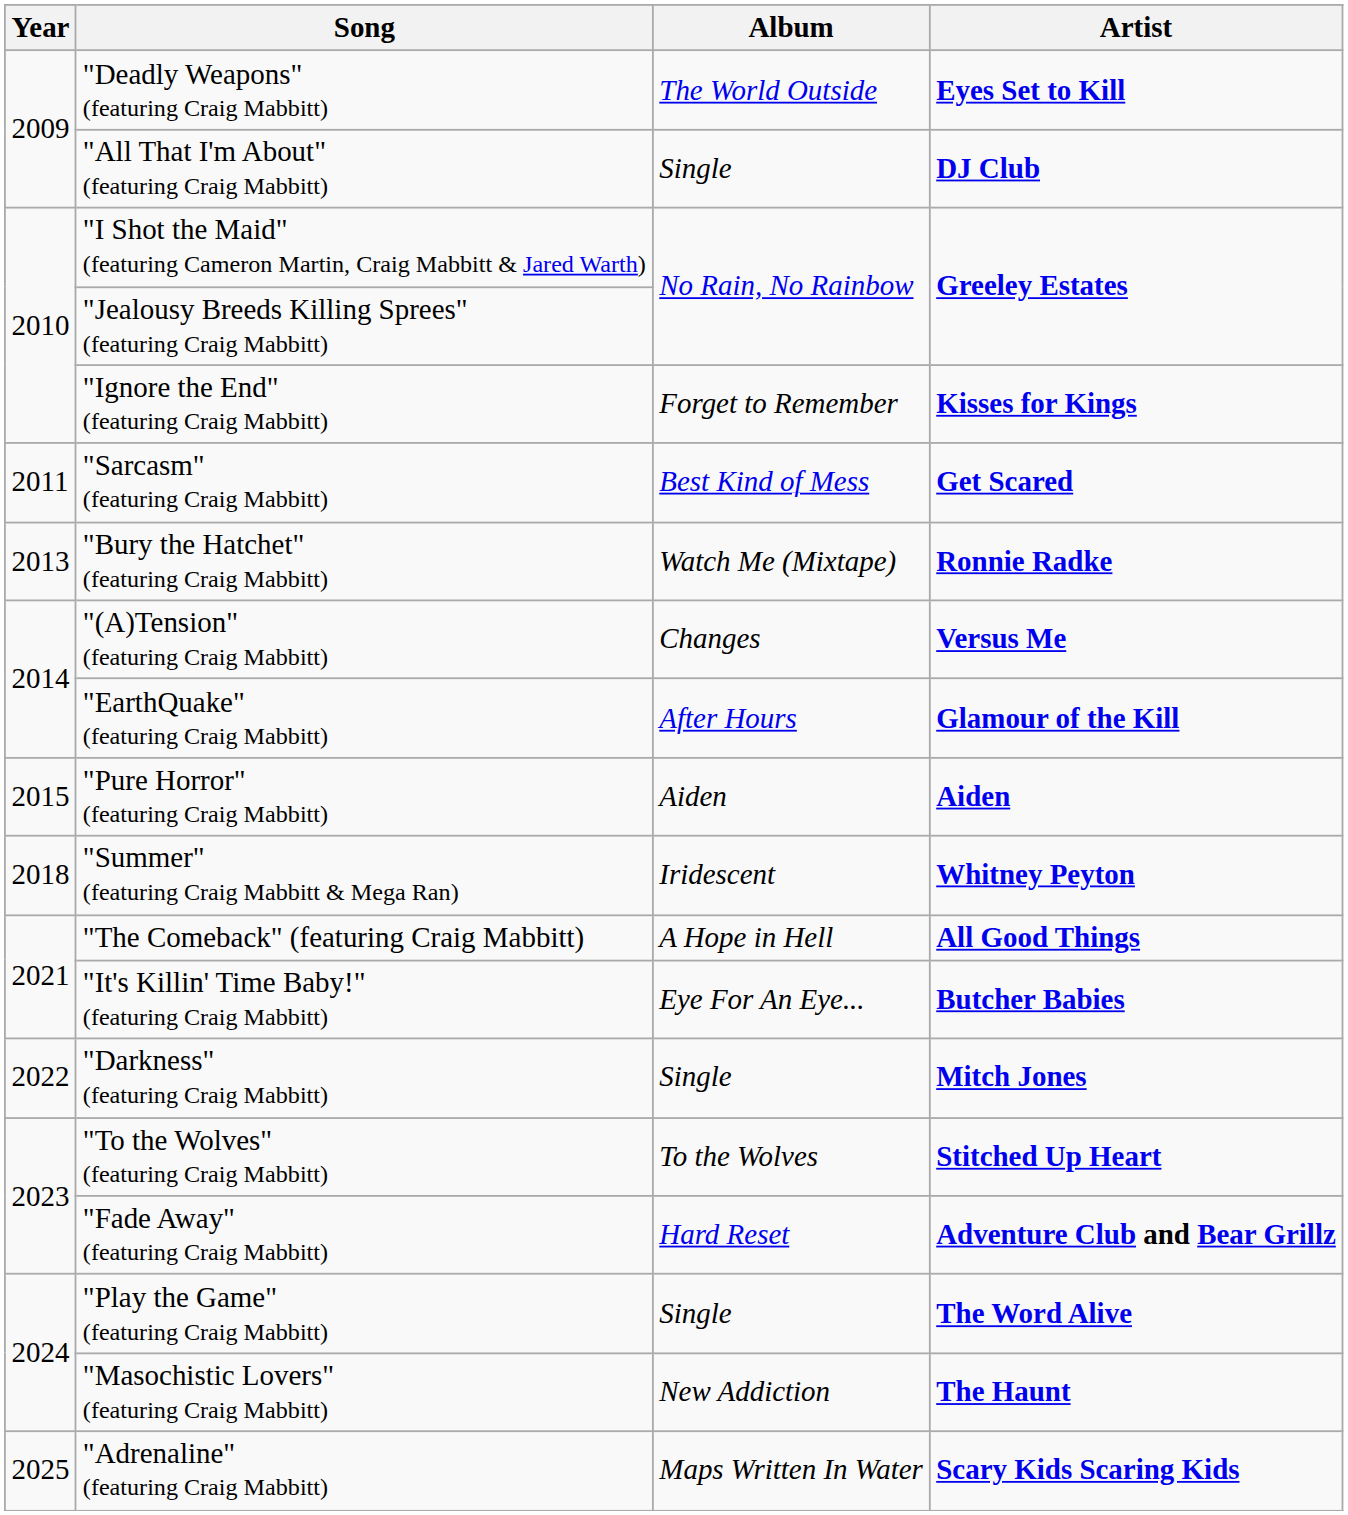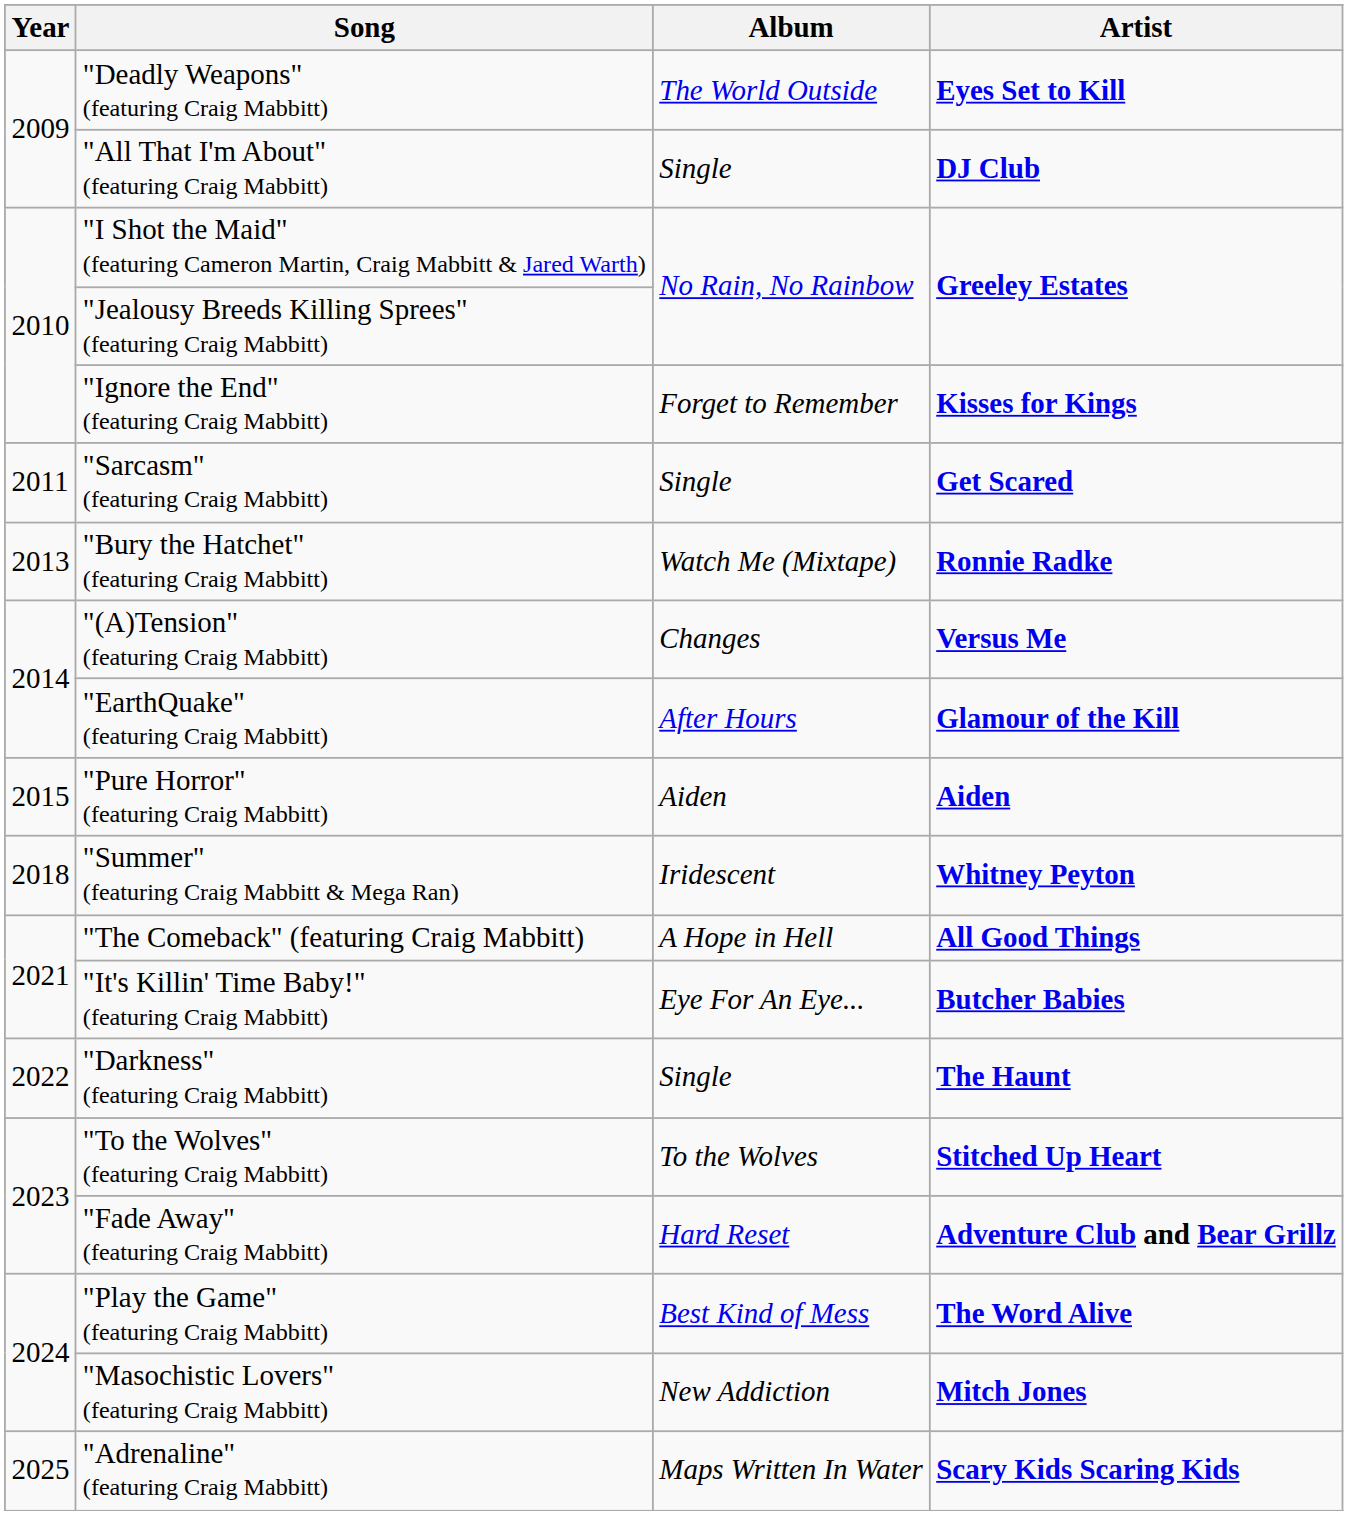(764, 482) Best Kind of Mess -> (695, 482) Single
(1011, 1077) Mitch Jones -> (1003, 1077) The Haunt
(695, 1313) Single -> (764, 1313) Best Kind of Mess
(1003, 1391) The Haunt -> (1011, 1391) Mitch Jones
